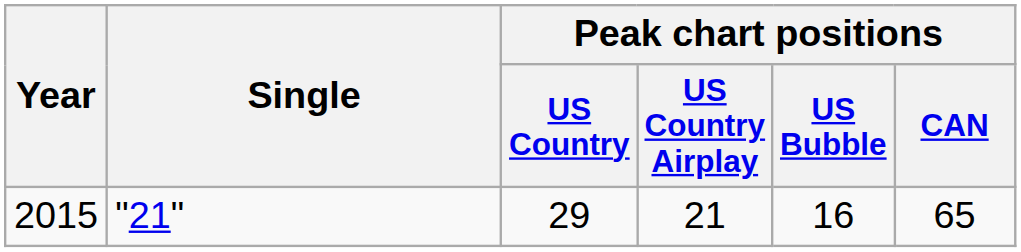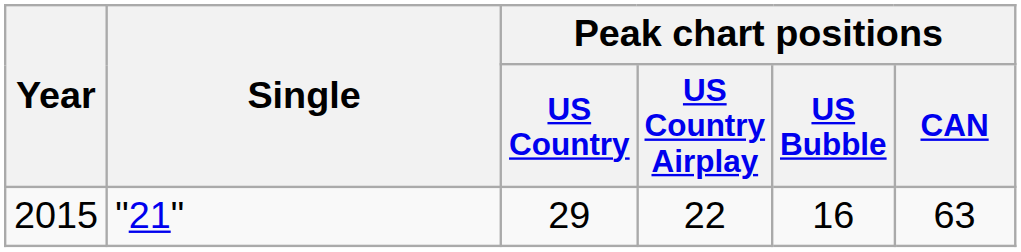(705, 215) 21 -> (705, 215) 22
(955, 215) 65 -> (955, 215) 63
